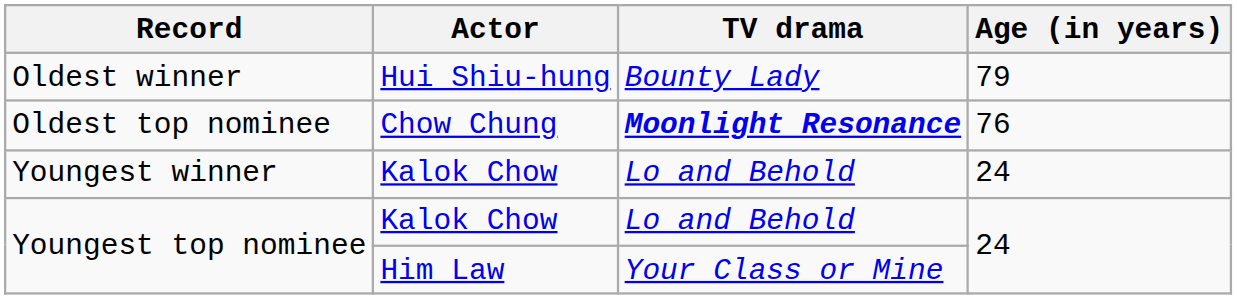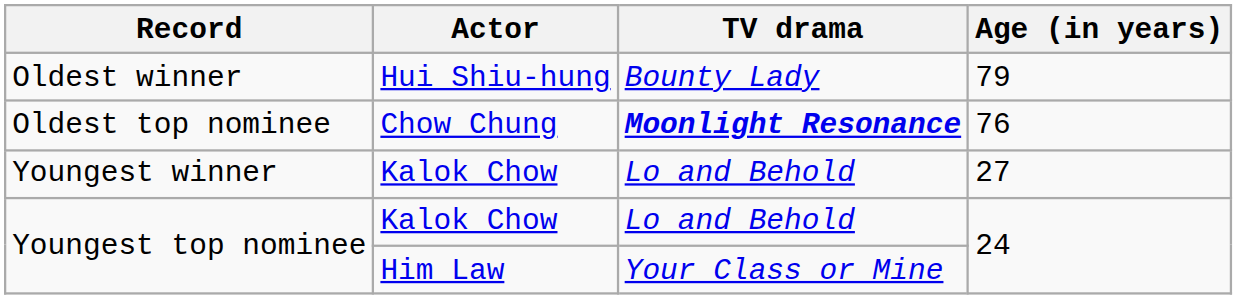(993, 173) 24 -> (993, 173) 27
